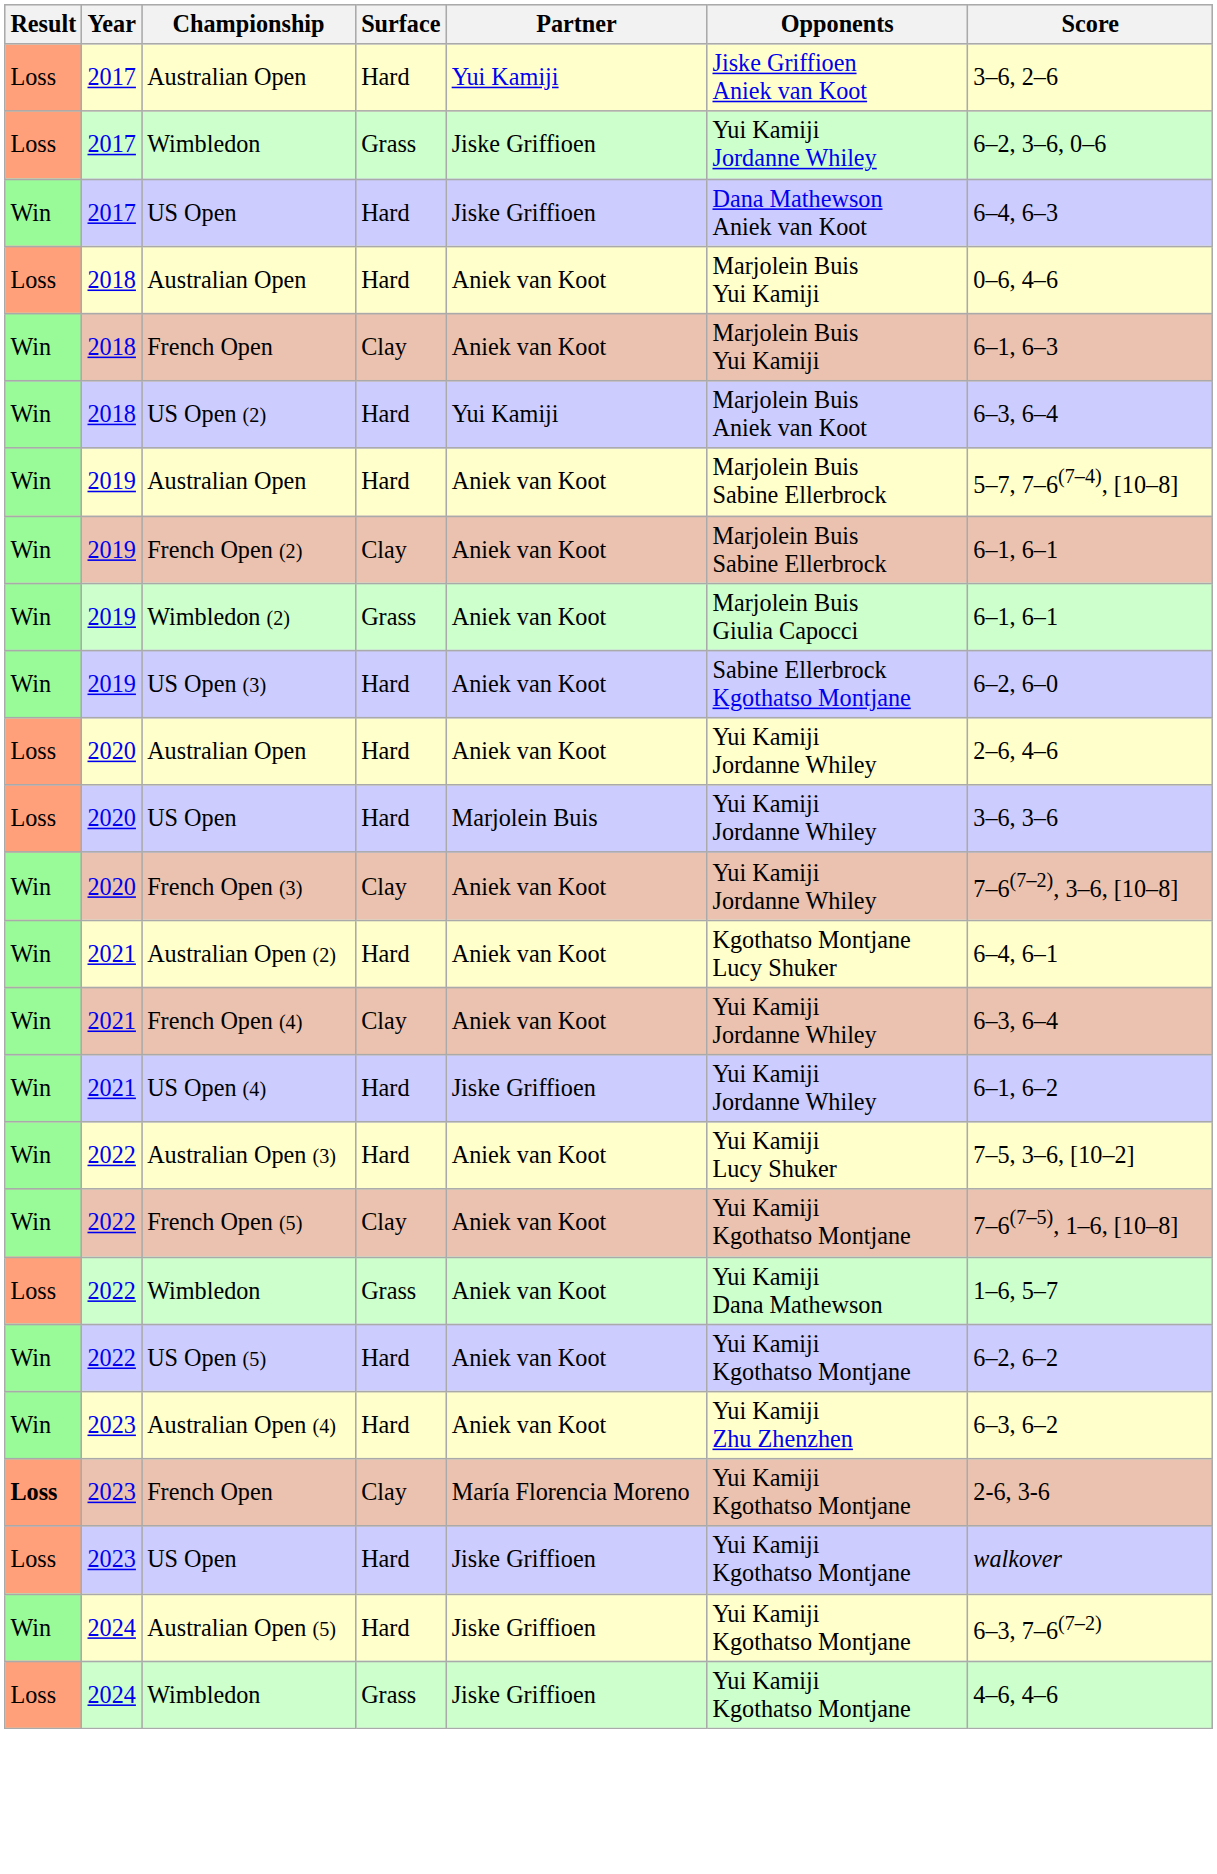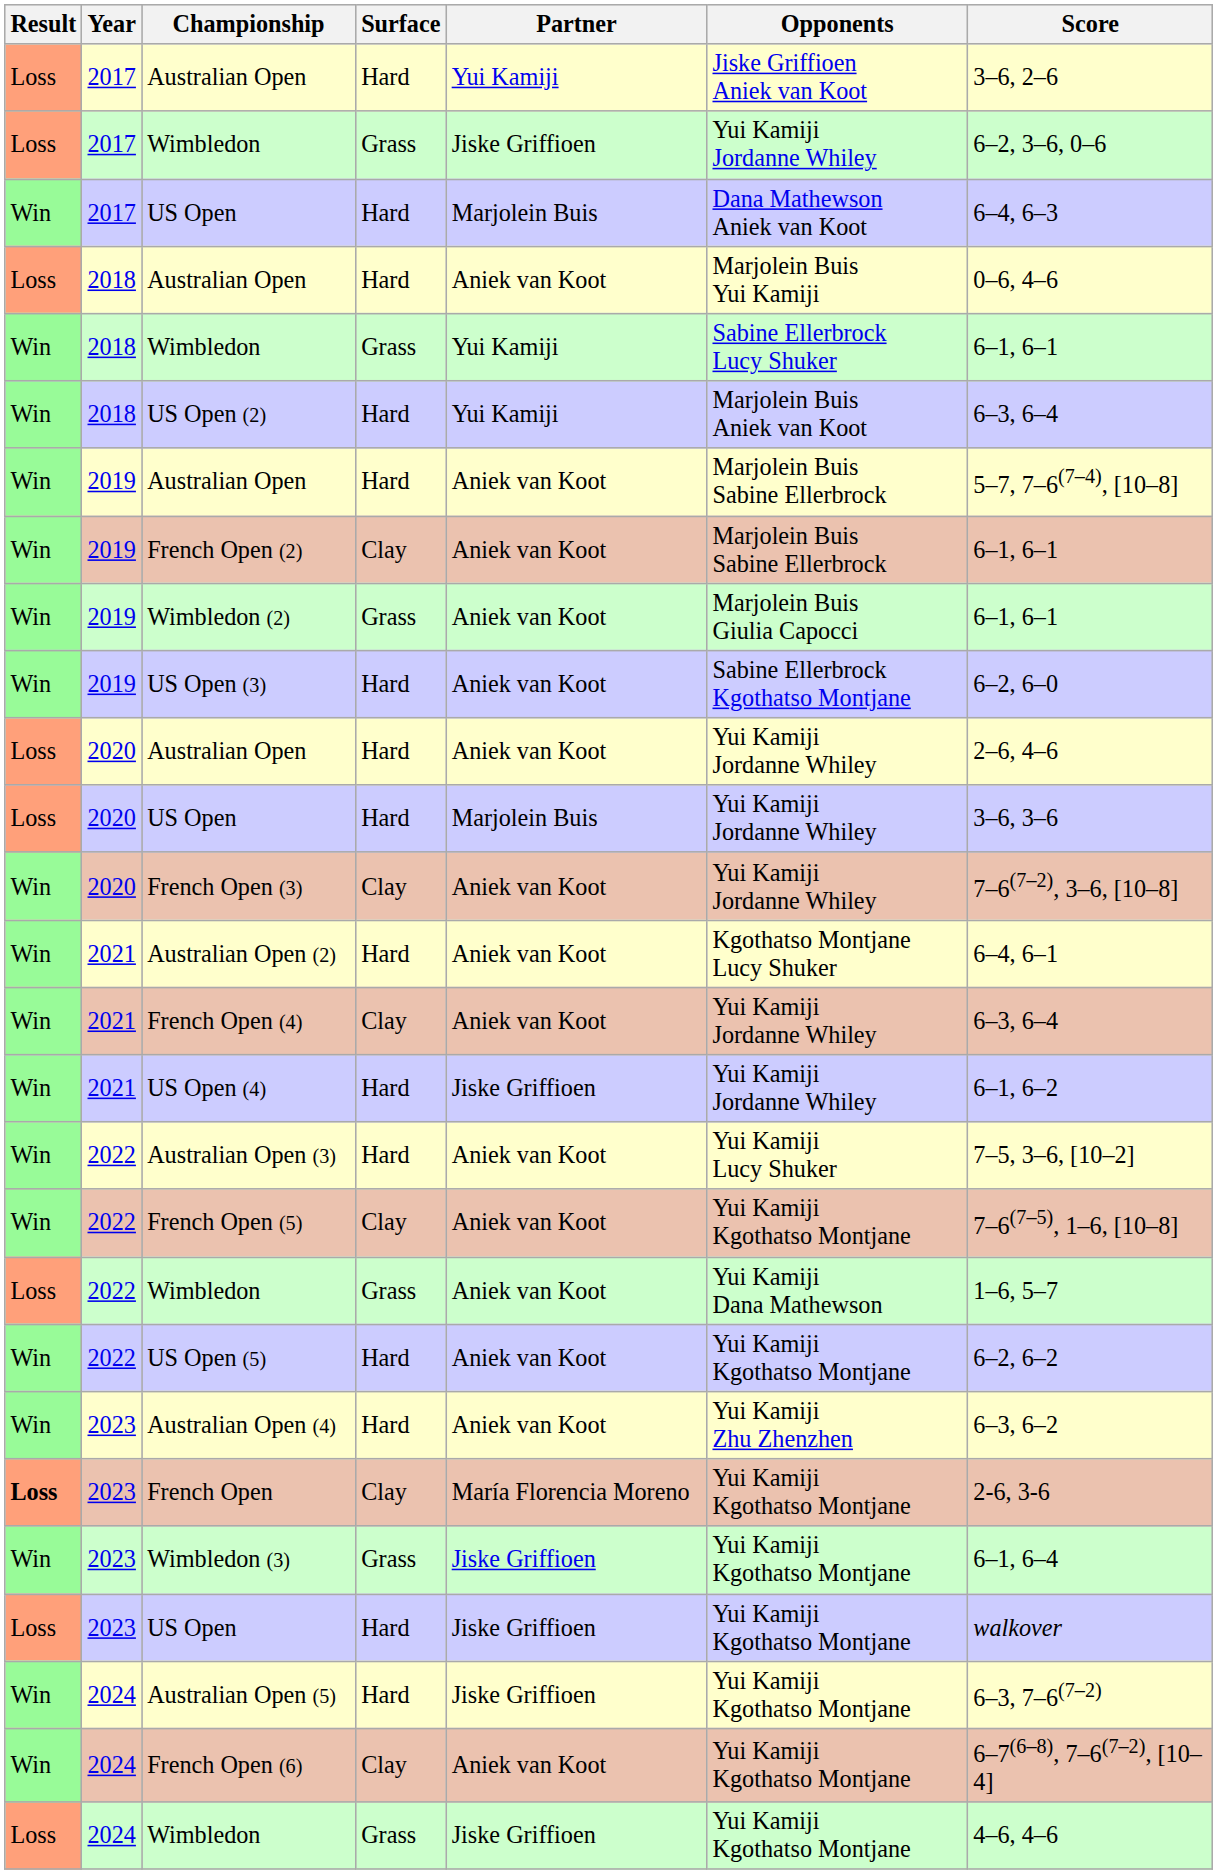(524, 211) Jiske Griffioen -> (525, 211) Marjolein Buis
- row: (112, 346)
+ row: (112, 346)
+ row: (112, 1559)
+ row: (112, 1764)
